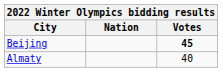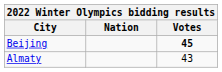(187, 59) 40 -> (187, 59) 43
